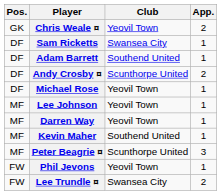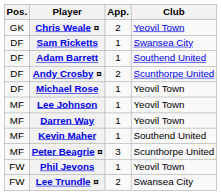columns swapped: (148, 12) <-> (203, 12)
